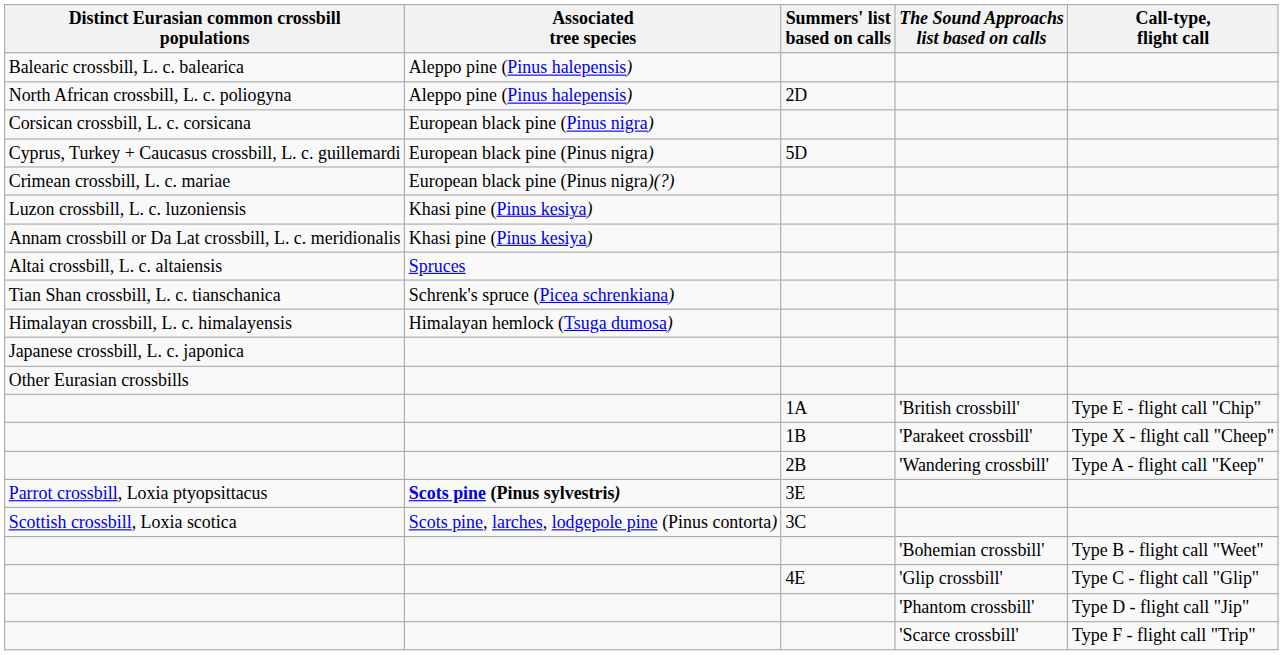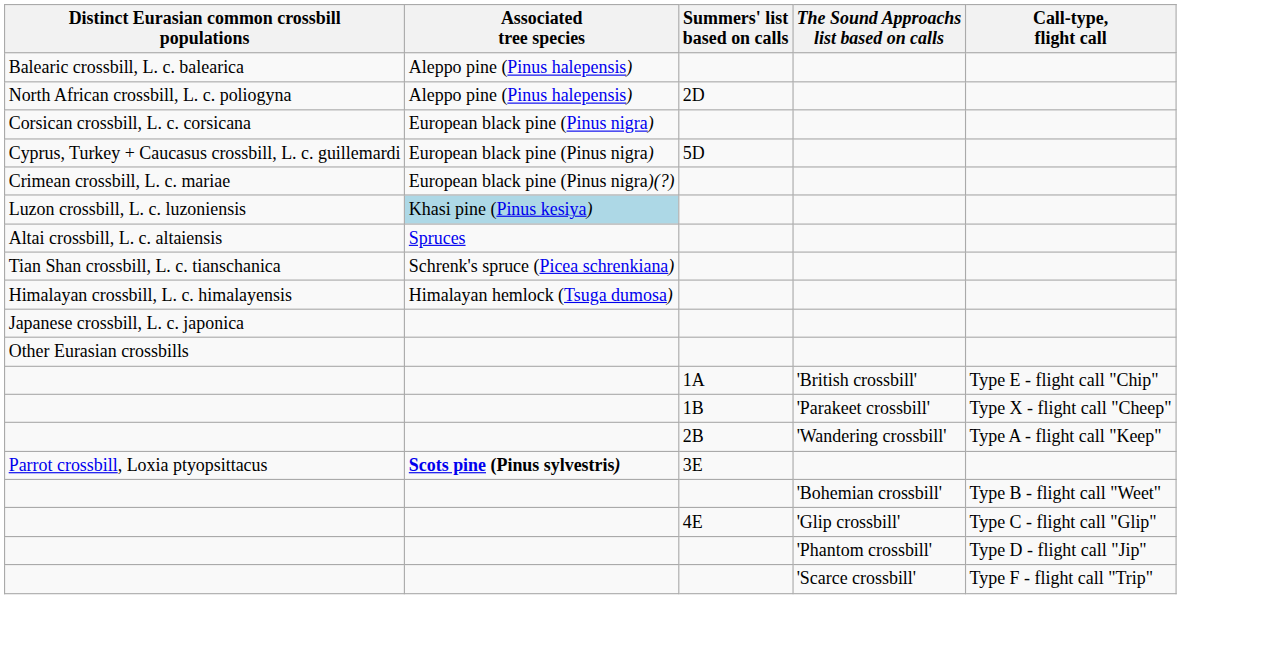(501, 209) no background -> (501, 209) lightblue background
- row: (205, 237)
- row: (123, 522)
